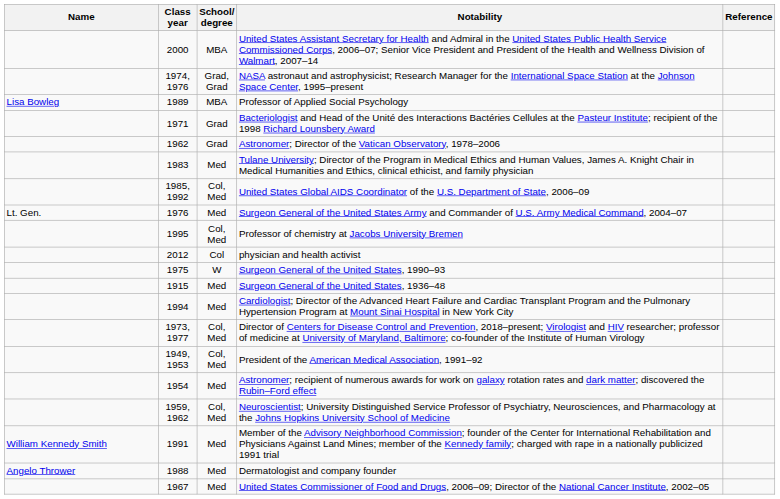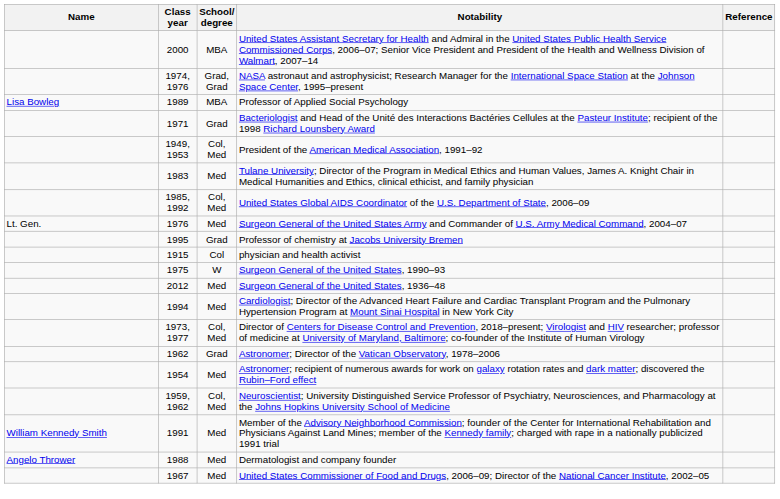rows swapped: (369, 144) <-> (361, 359)
(217, 233) Col, Med -> (217, 239) Grad
(178, 254) 2012 -> (178, 254) 1915
(178, 285) 1915 -> (178, 285) 2012
